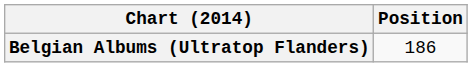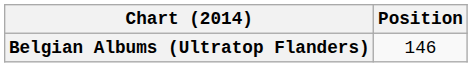(420, 48) 186 -> (420, 48) 146
